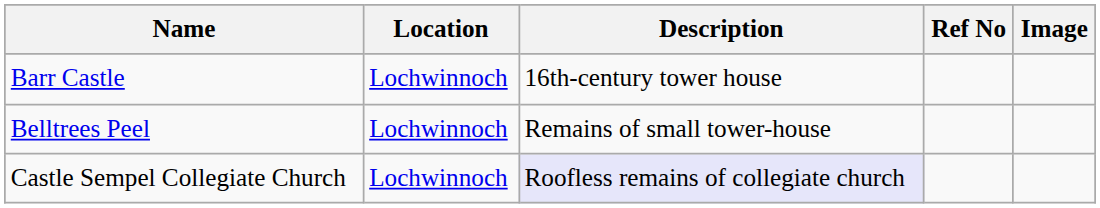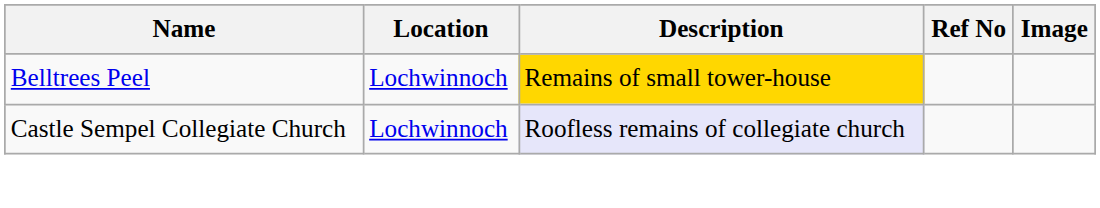- row: (68, 78)
(678, 128) no background -> (678, 78) gold background
